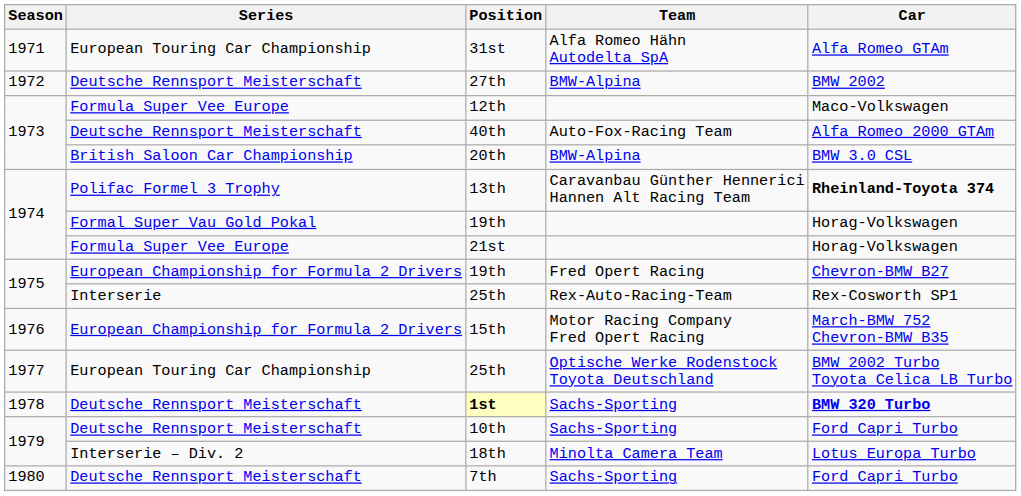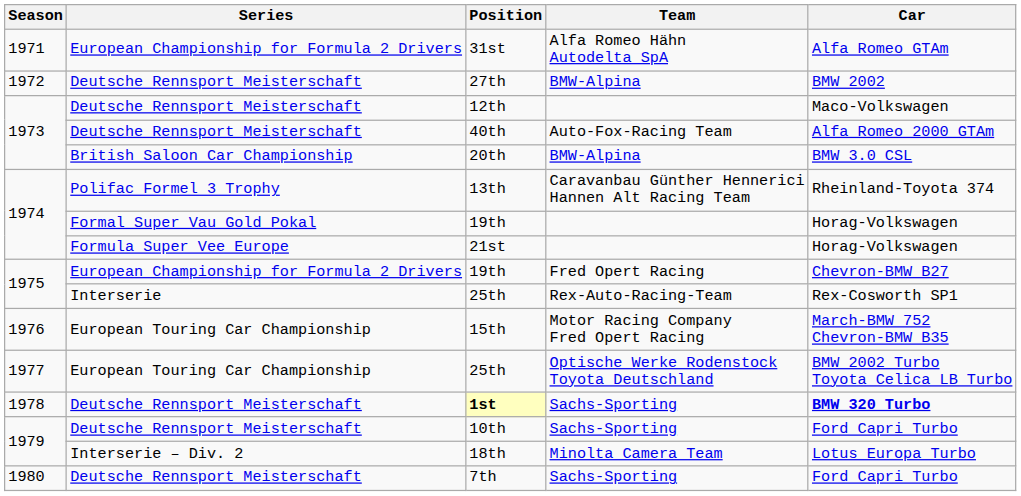(221, 50) European Touring Car Championship -> (266, 50) European Championship for Formula 2 Drivers
(180, 108) Formula Super Vee Europe -> (216, 108) Deutsche Rennsport Meisterschaft
(903, 190) bold -> (903, 190) normal
(266, 330) European Championship for Formula 2 Drivers -> (221, 330) European Touring Car Championship
